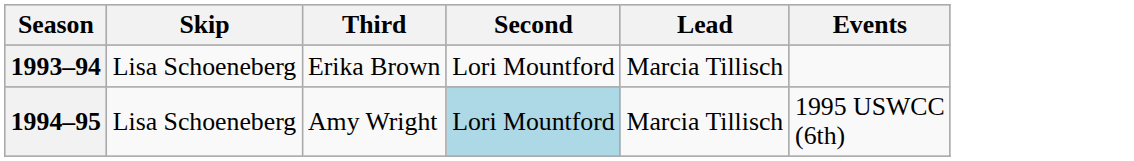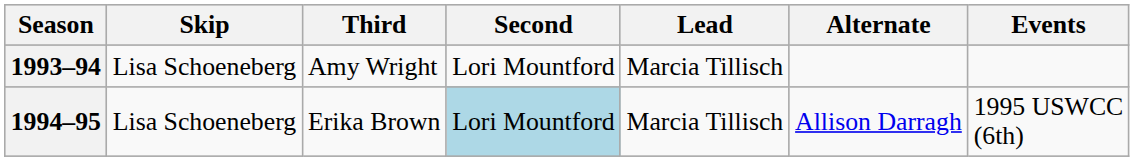+ column: (878, 24)
(374, 65) Erika Brown -> (373, 65) Amy Wright
(373, 121) Amy Wright -> (374, 121) Erika Brown
